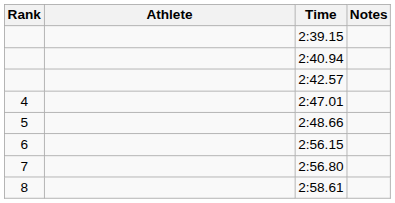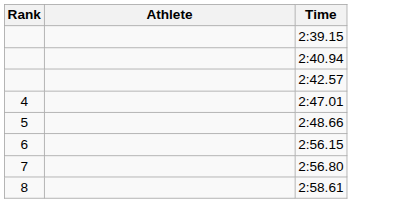- column: (369, 15)
